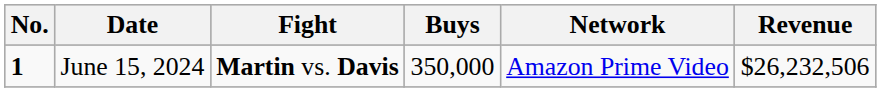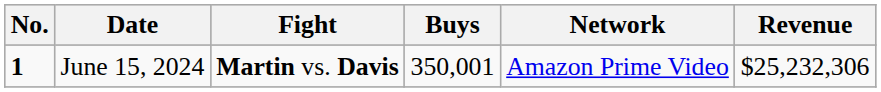(452, 65) 350,000 -> (452, 65) 350,001
(805, 65) $26,232,506 -> (805, 65) $25,232,306
